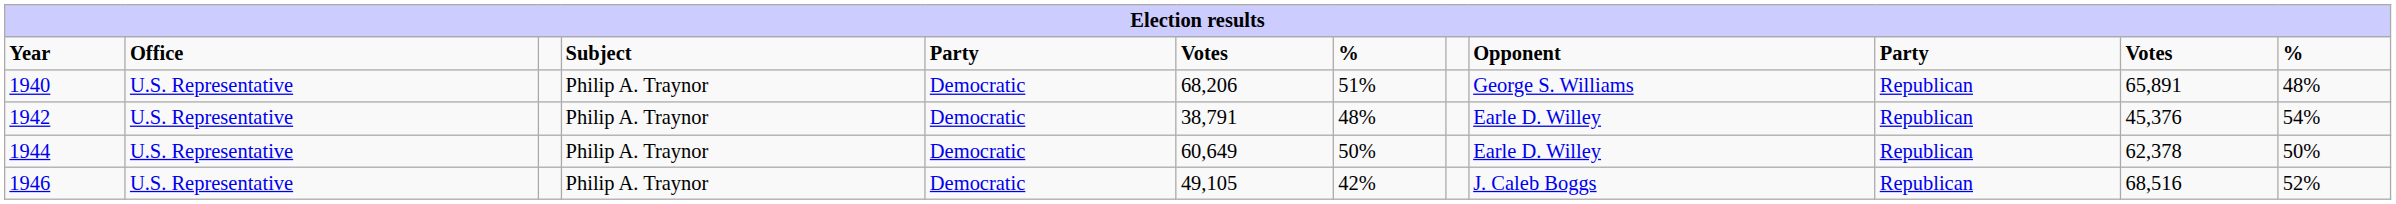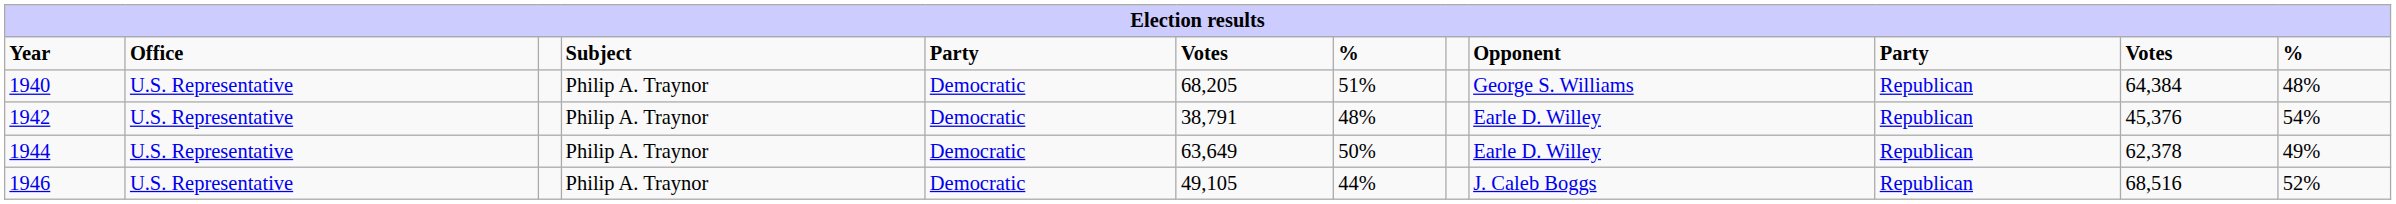(1209, 85) 68,206 -> (1209, 85) 68,205
(2154, 85) 65,891 -> (2154, 85) 64,384
(1209, 150) 60,649 -> (1209, 150) 63,649
(2302, 150) 50% -> (2302, 150) 49%
(1357, 183) 42% -> (1357, 183) 44%
